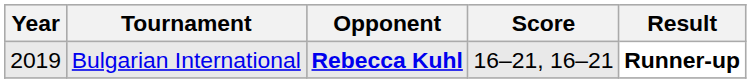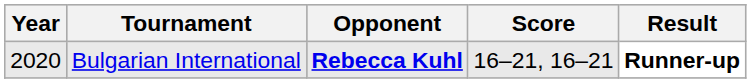(36, 59) 2019 -> (36, 59) 2020
